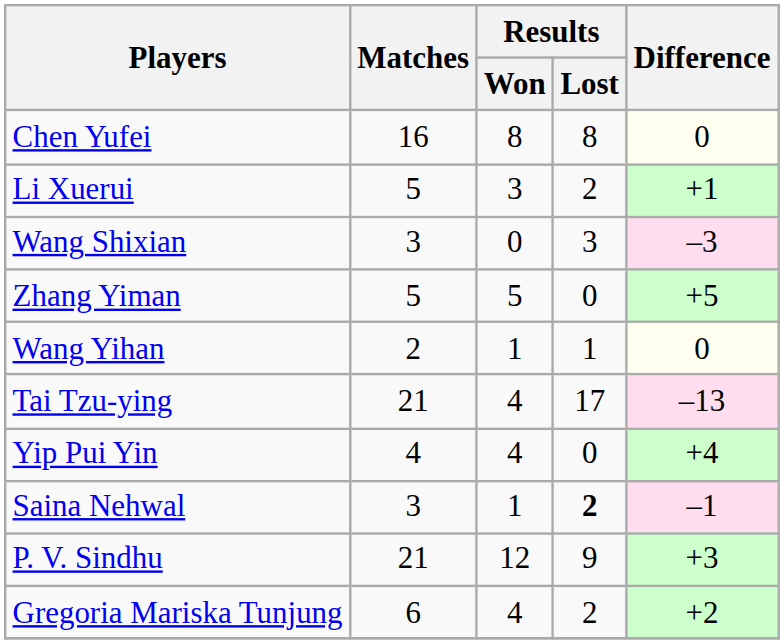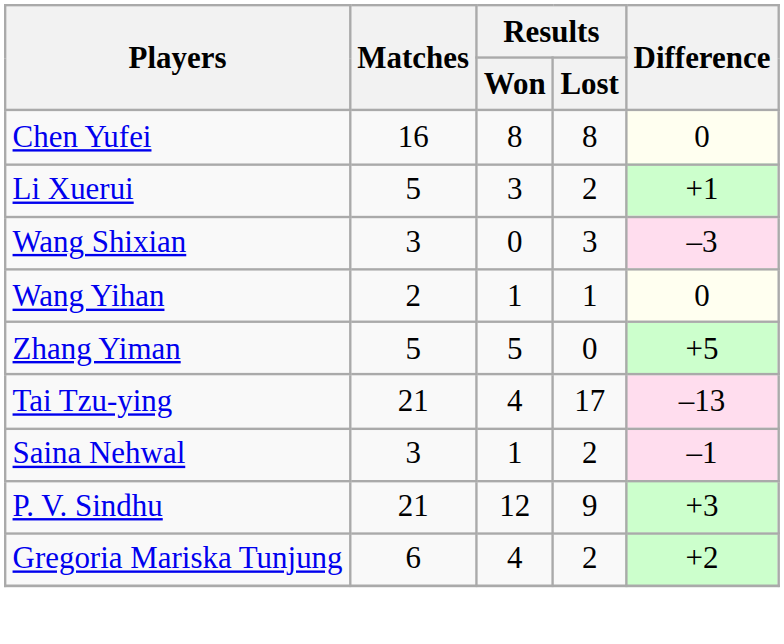rows swapped: (89, 347) <-> (97, 294)
- row: (85, 453)
(590, 506) bold -> (590, 453) normal
